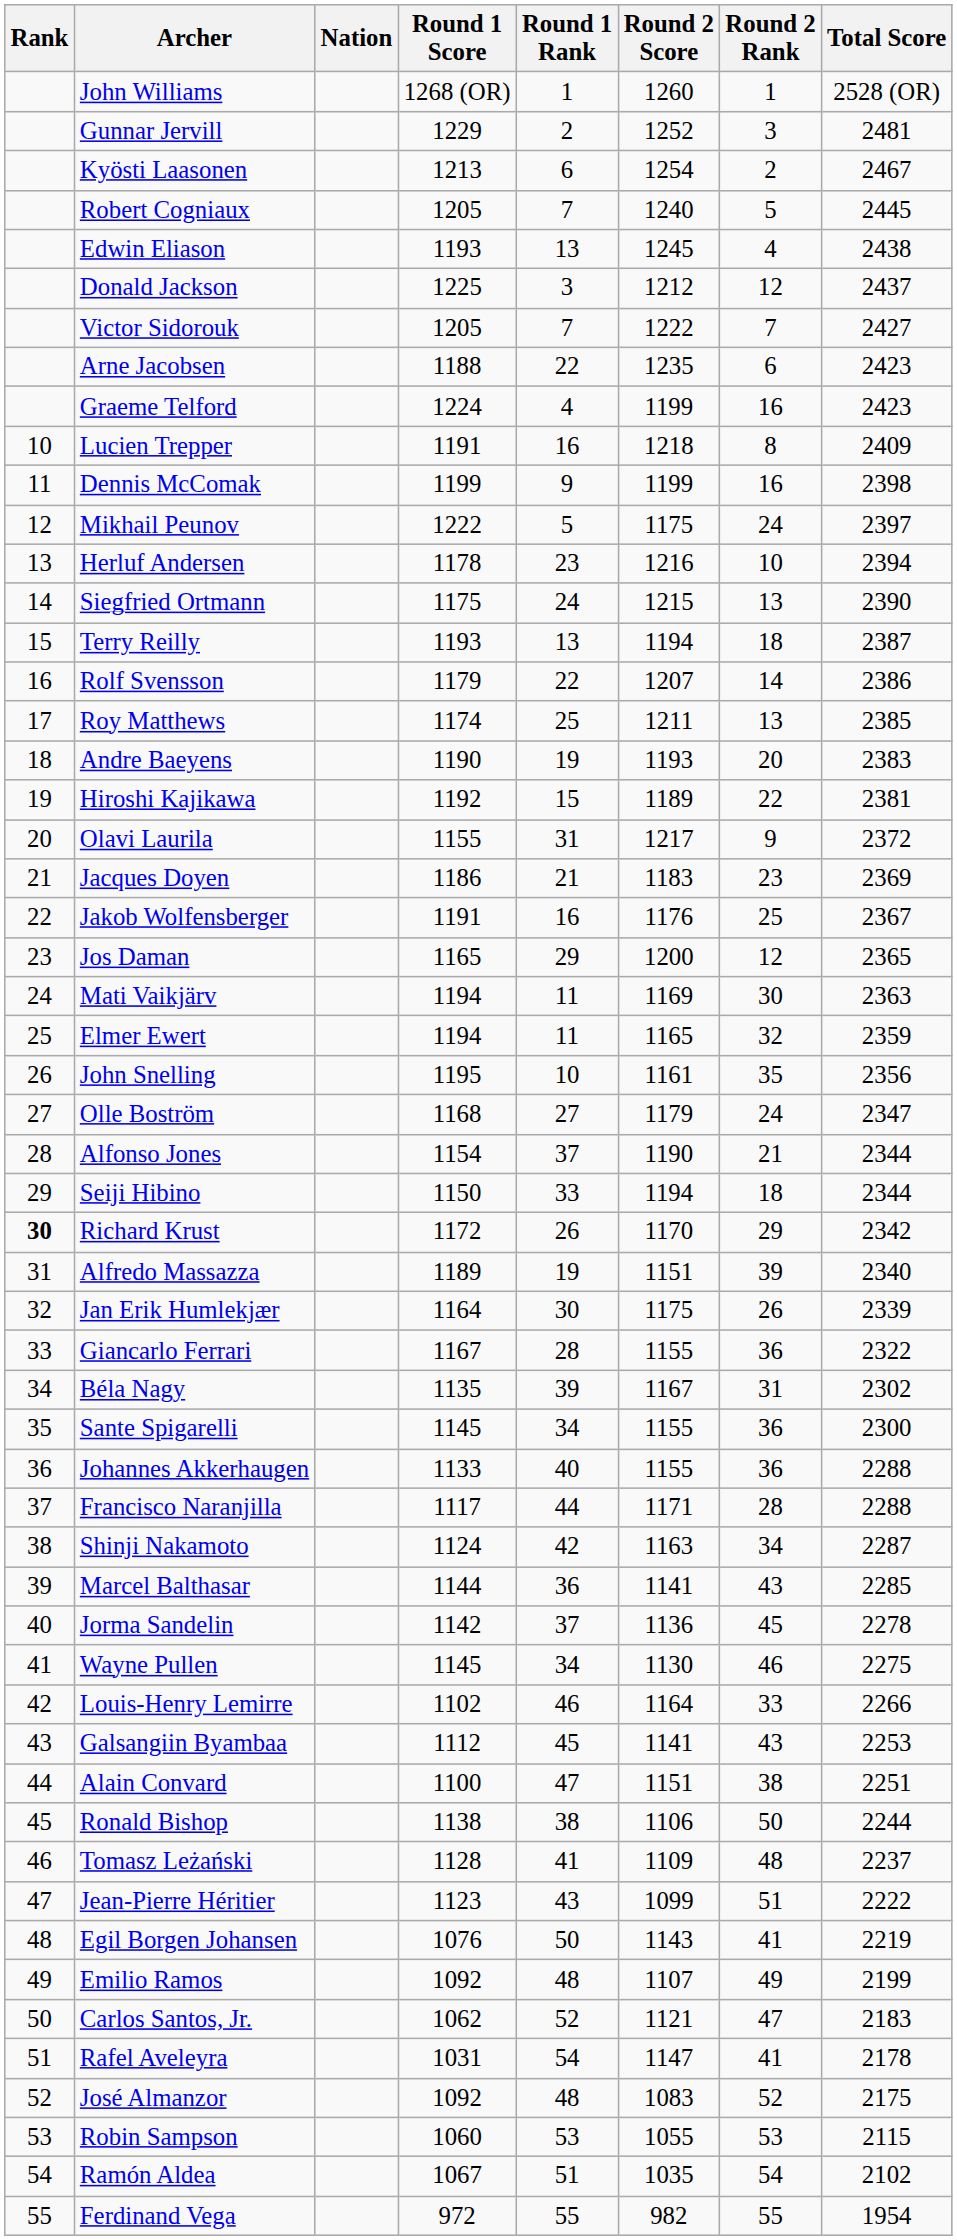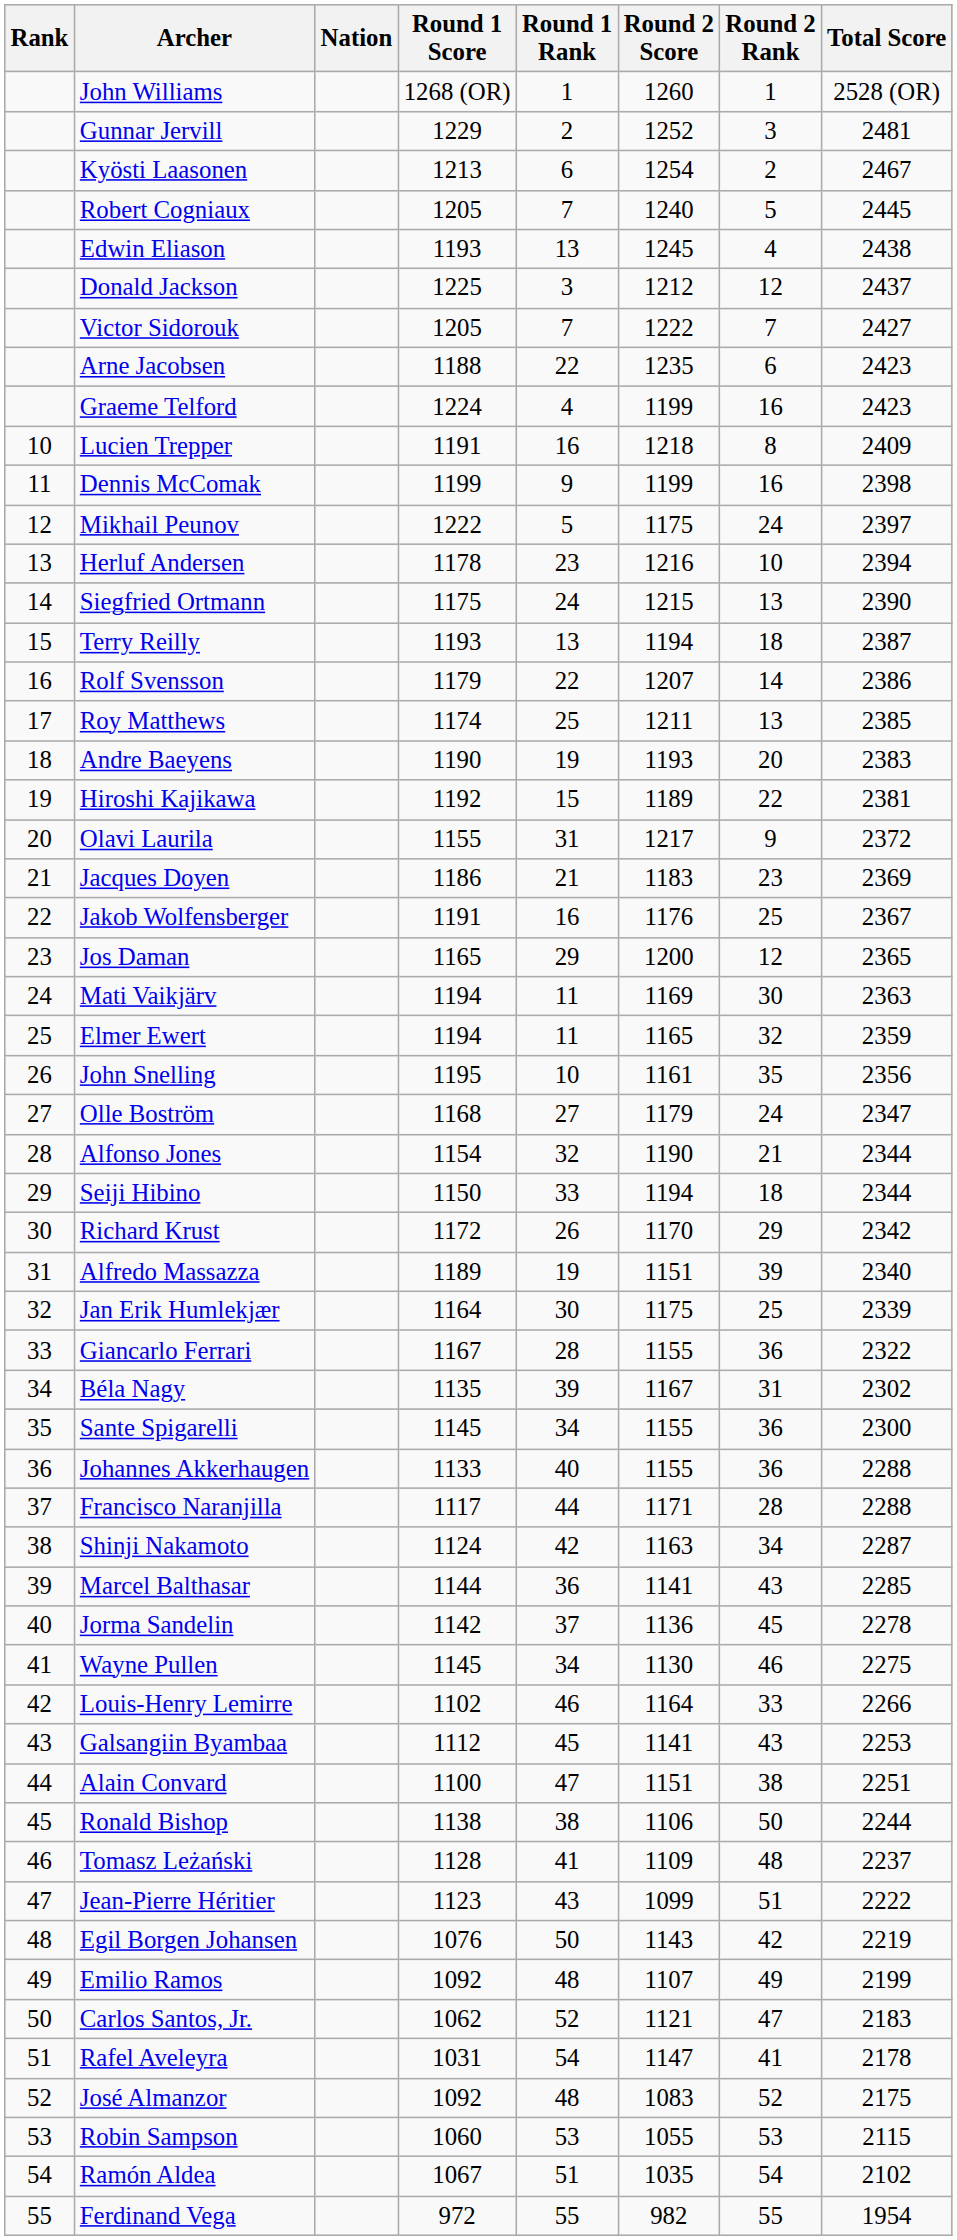(567, 1153) 37 -> (567, 1153) 32
(39, 1232) bold -> (39, 1232) normal
(770, 1310) 26 -> (770, 1310) 25
(770, 1939) 41 -> (770, 1939) 42
